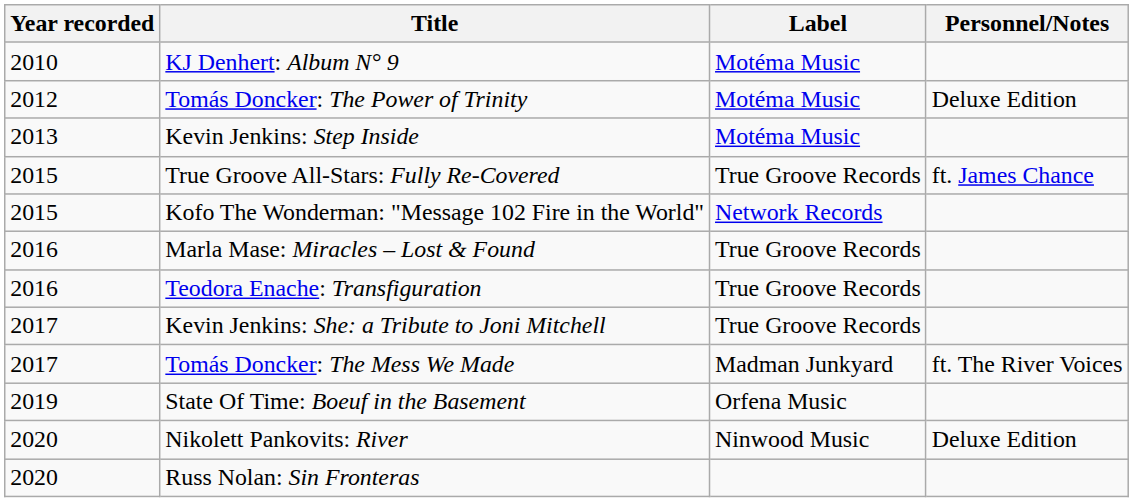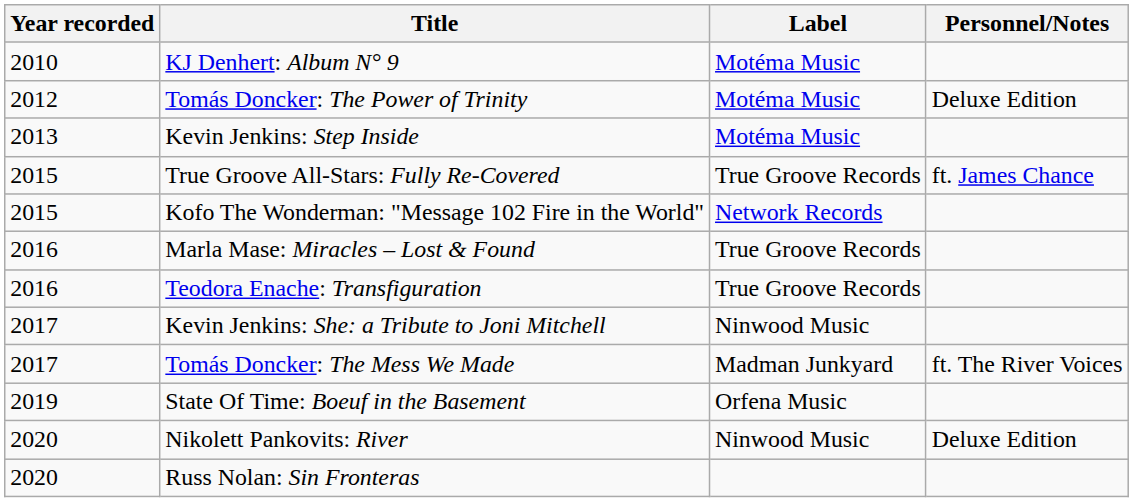(818, 325) True Groove Records -> (792, 325) Ninwood Music
